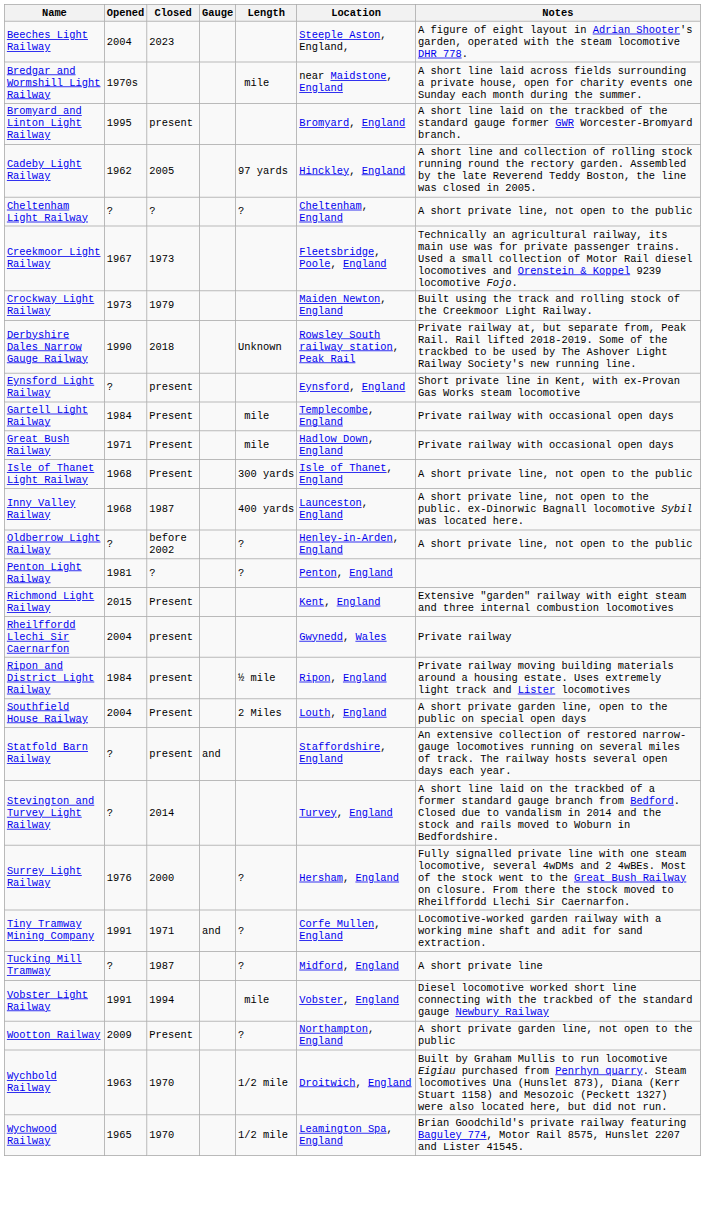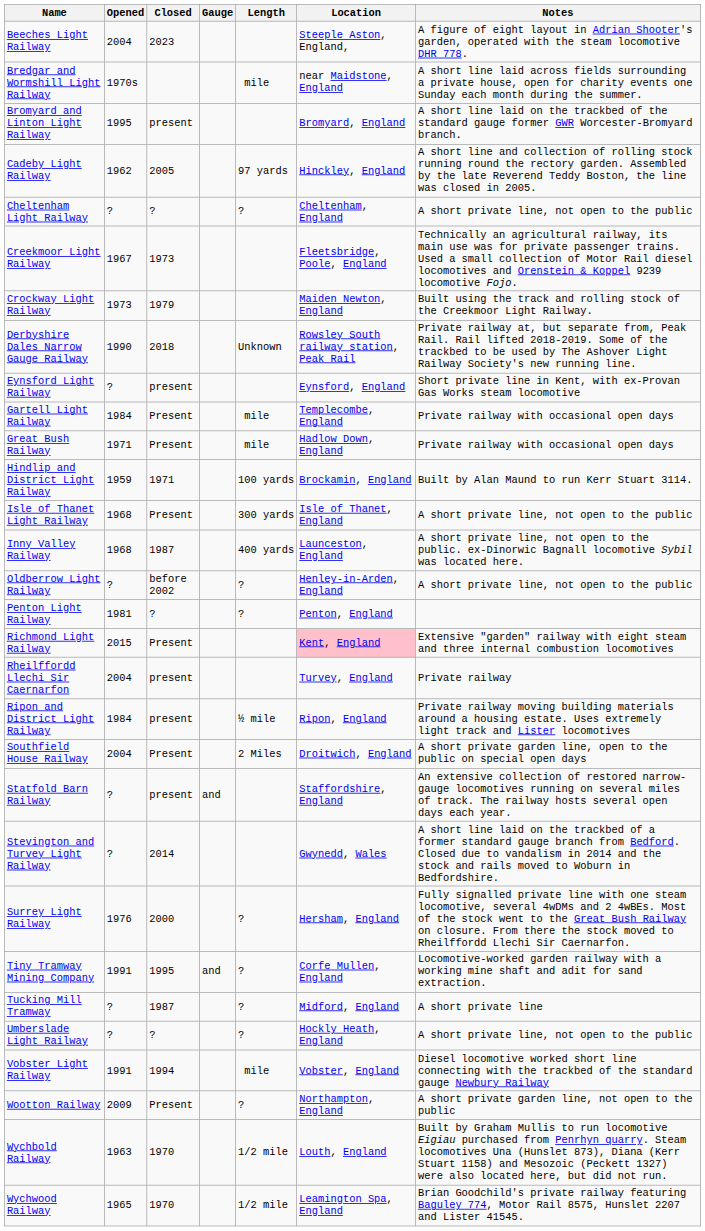+ row: (51, 480)
(340, 602) no background -> (340, 643) pink background
(343, 637) Gwynedd, Wales -> (346, 678) Turvey, England
(343, 713) Louth, England -> (355, 754) Droitwich, England
(346, 813) Turvey, England -> (343, 854) Gwynedd, Wales
(162, 931) 1971 -> (162, 972) 1995
+ row: (47, 1036)
(355, 1083) Droitwich, England -> (343, 1152) Louth, England
